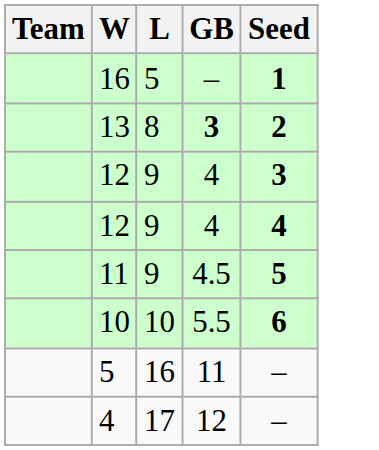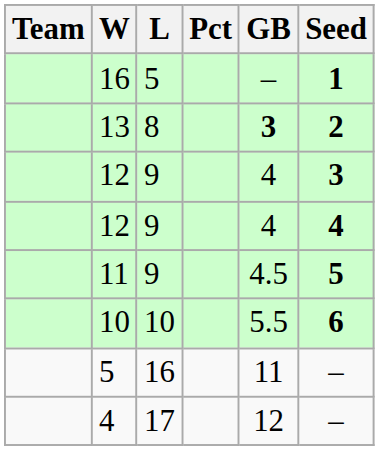+ column: (211, 28)
